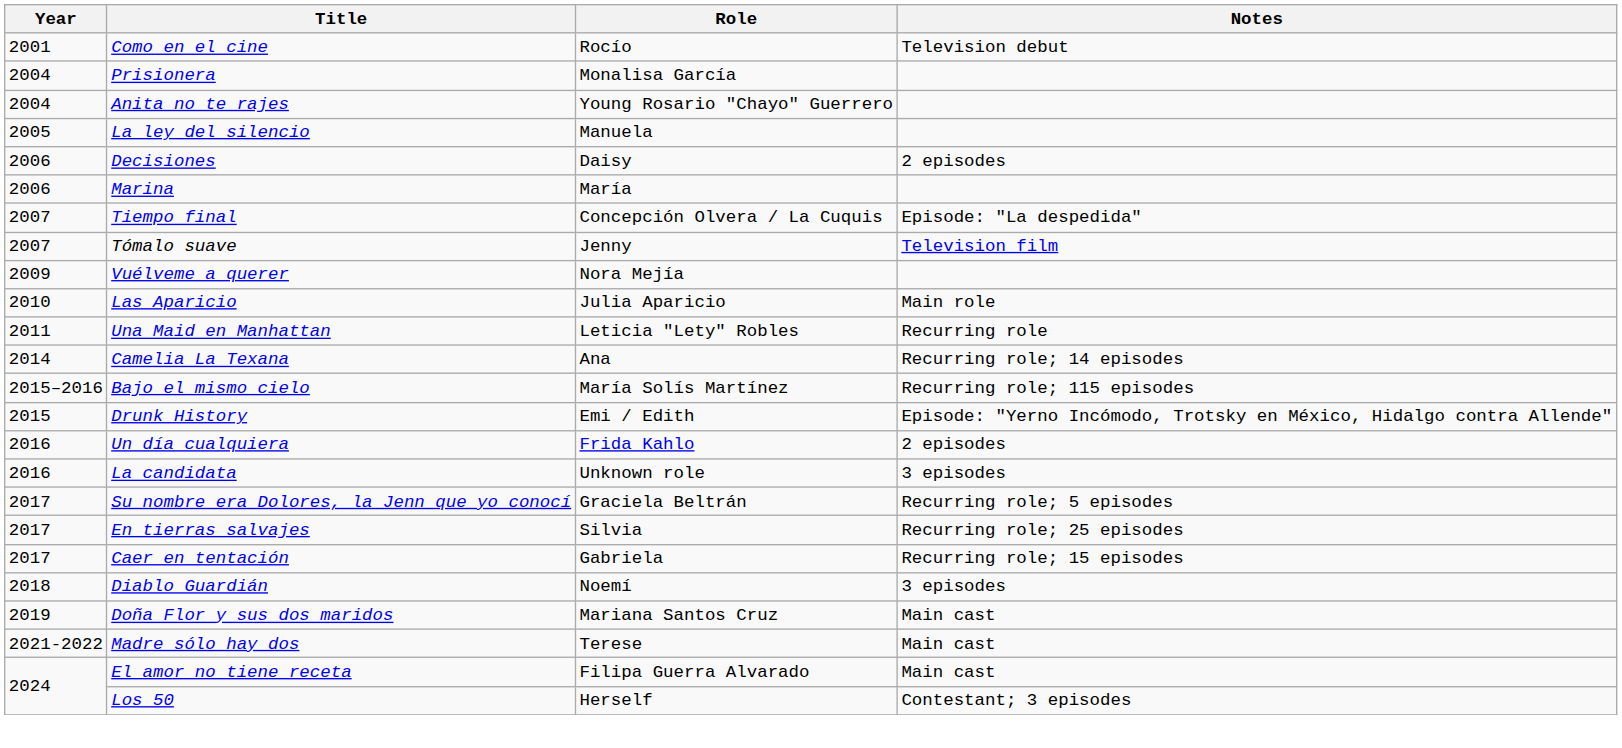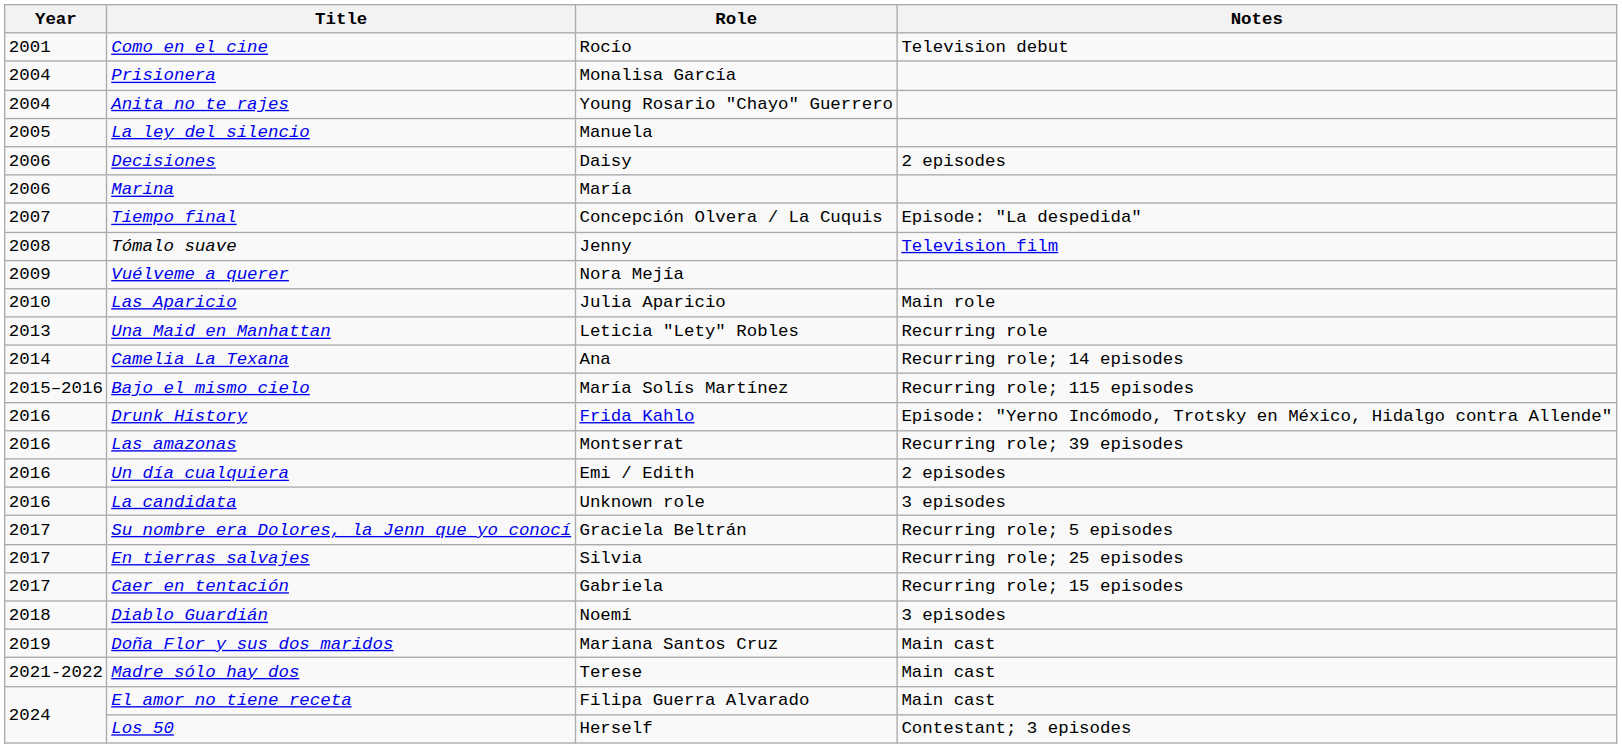(30, 246) 2007 -> (30, 246) 2008
(30, 331) 2011 -> (30, 331) 2013
(30, 416) 2015 -> (30, 416) 2016
(637, 416) Emi / Edith -> (637, 416) Frida Kahlo
+ row: (174, 445)
(637, 445) Frida Kahlo -> (637, 473) Emi / Edith
